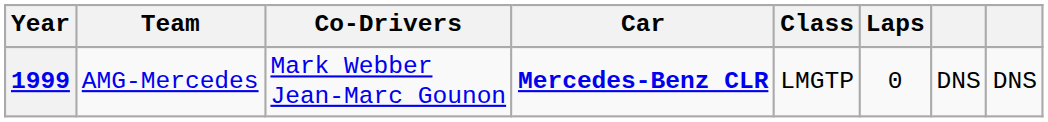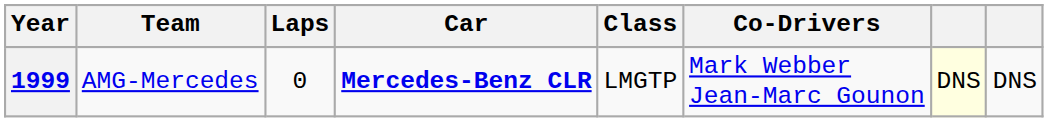columns swapped: (388, 25) <-> (895, 25)
(959, 81) no background -> (959, 81) lightyellow background
